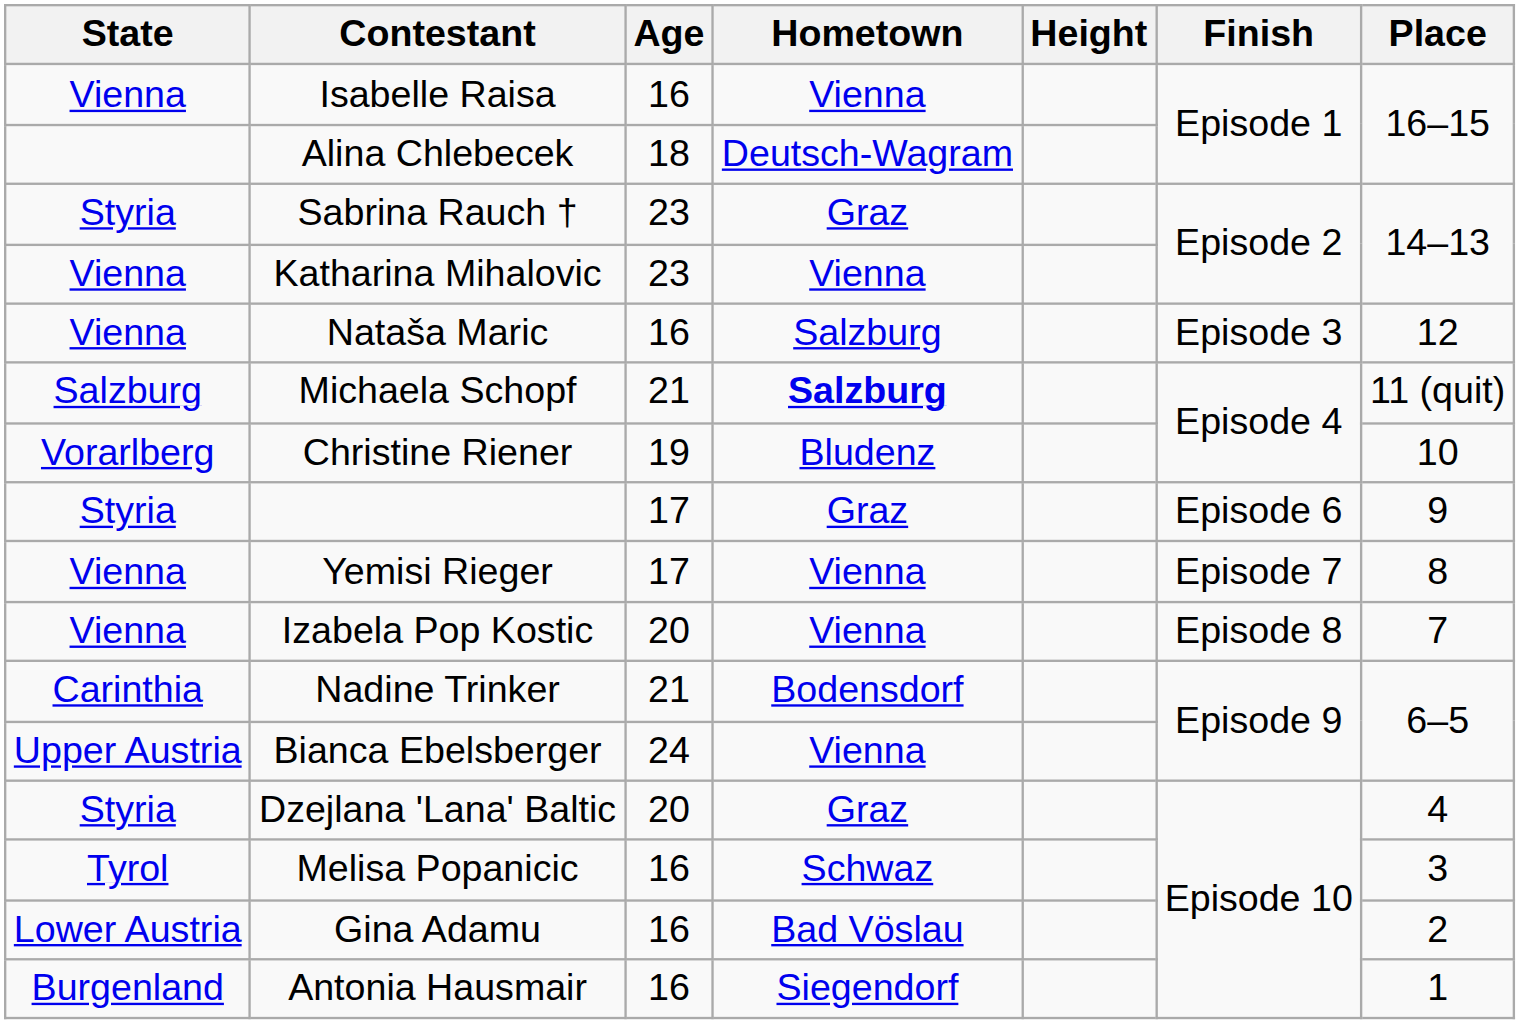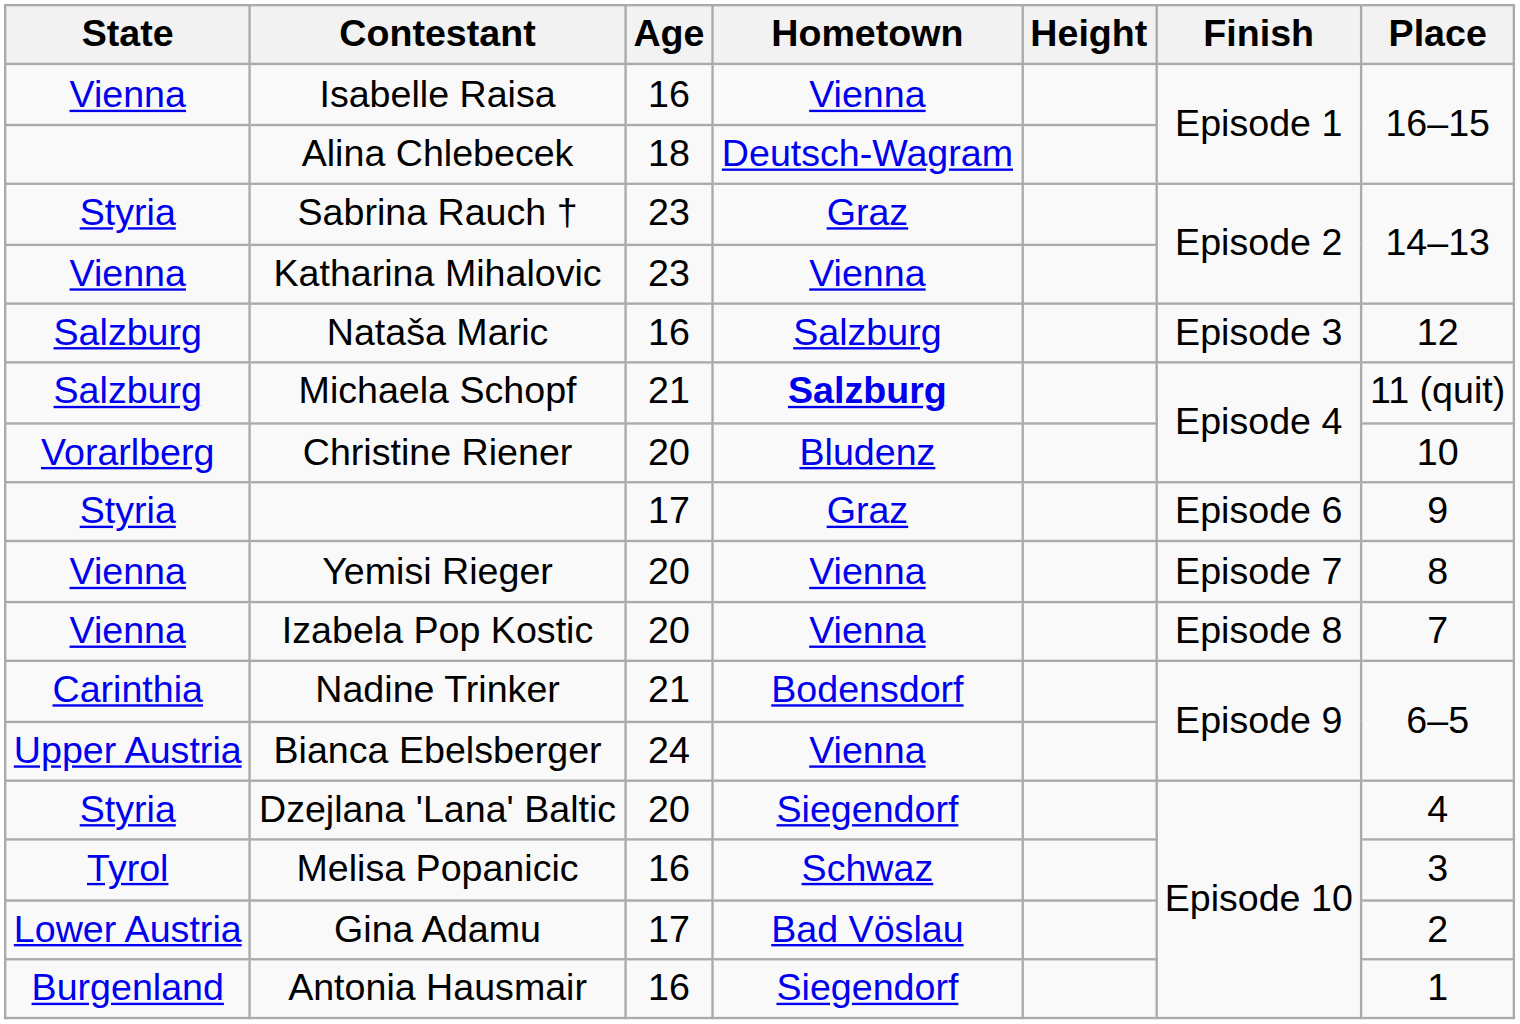(128, 332) Vienna -> (128, 332) Salzburg
(669, 451) 19 -> (669, 451) 20
(669, 570) 17 -> (669, 570) 20
(867, 809) Graz -> (867, 809) Siegendorf
(669, 928) 16 -> (669, 928) 17
